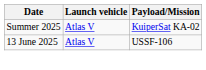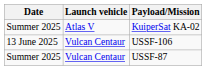(80, 42) Atlas V -> (95, 42) Vulcan Centaur
+ row: (150, 57)
